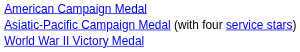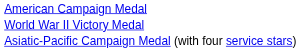rows swapped: (150, 25) <-> (74, 41)
